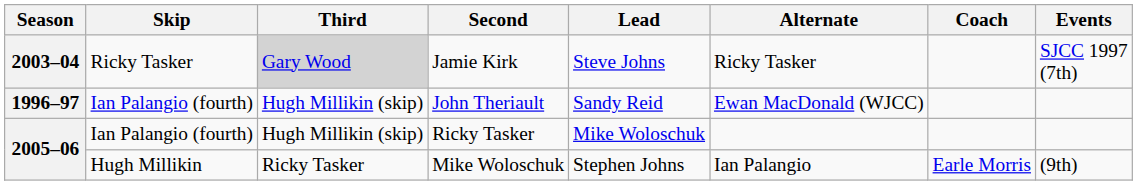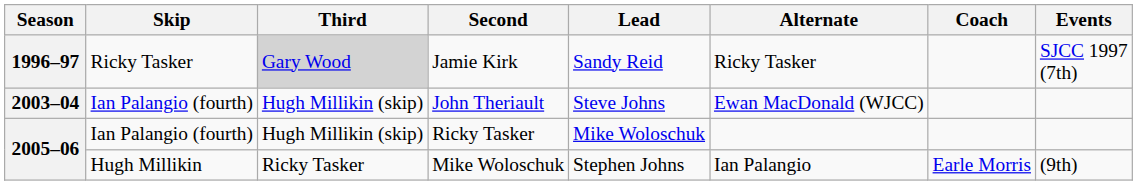(45, 61) 2003–04 -> (45, 61) 1996–97
(619, 61) Steve Johns -> (618, 61) Sandy Reid
(45, 103) 1996–97 -> (45, 103) 2003–04
(618, 103) Sandy Reid -> (619, 103) Steve Johns
